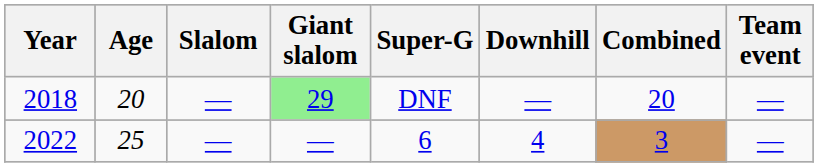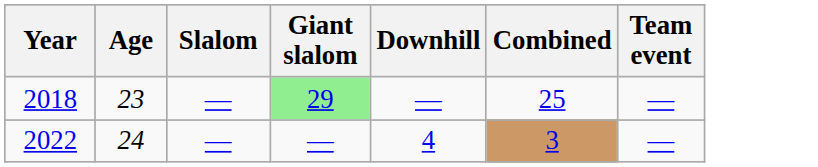- column: (425, 40)
(131, 98) 20 -> (131, 98) 23
(661, 98) 20 -> (552, 98) 25
(131, 140) 25 -> (131, 140) 24
